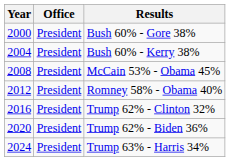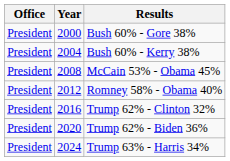columns swapped: (19, 14) <-> (59, 14)
